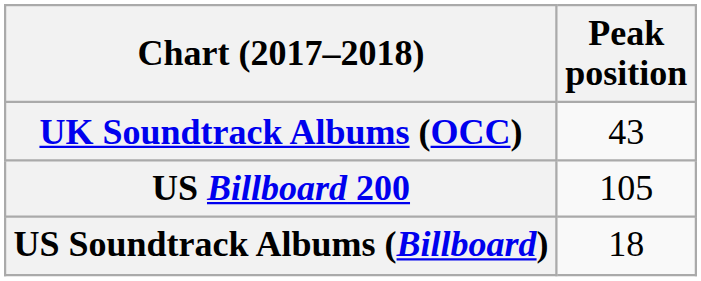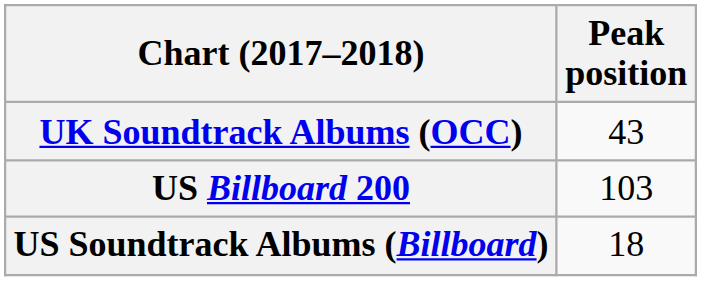(626, 187) 105 -> (626, 187) 103
